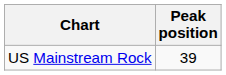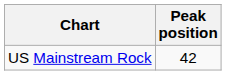(188, 57) 39 -> (188, 57) 42
